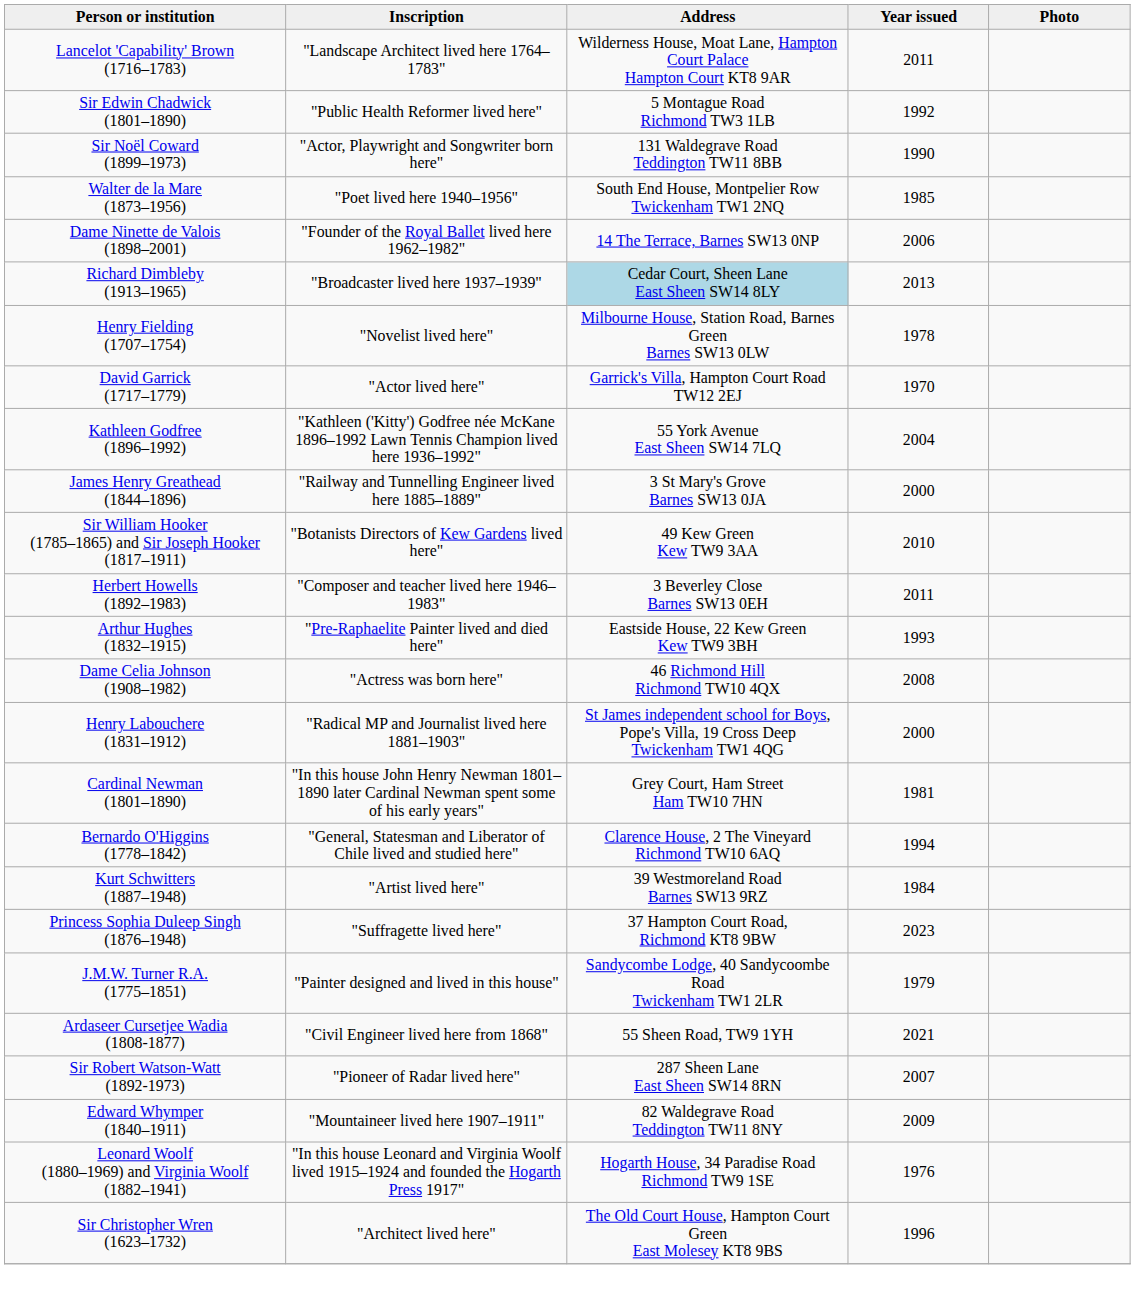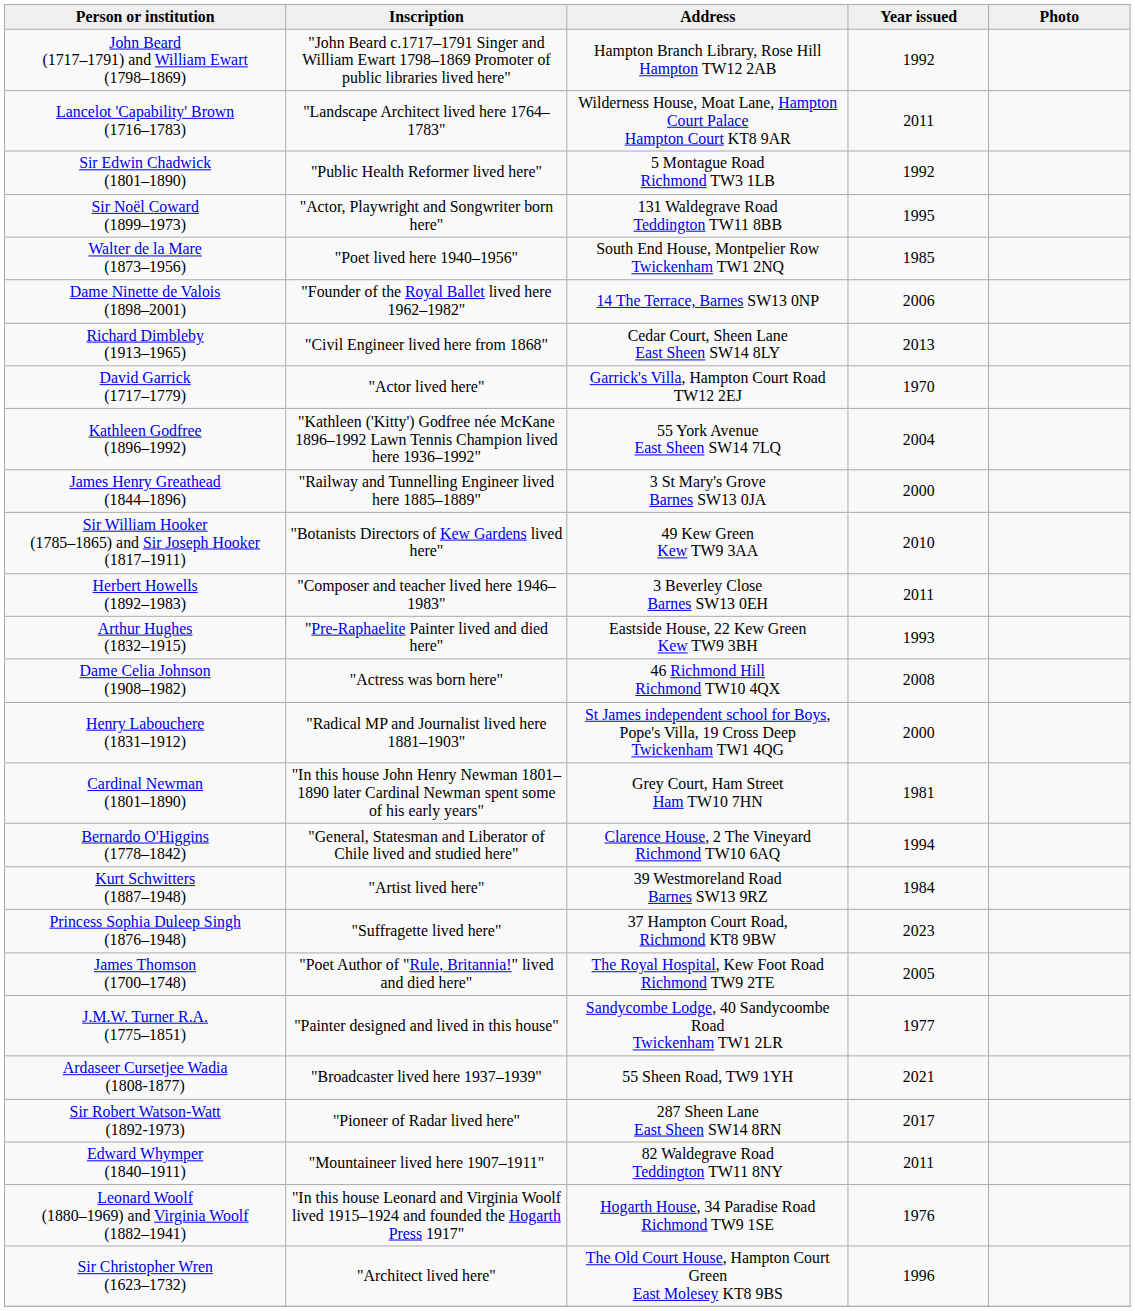+ row: (145, 60)
(919, 154) 1990 -> (919, 215) 1995
(426, 283) "Broadcaster lived here 1937–1939" -> (426, 344) "Civil Engineer lived here from 1868"
(708, 283) lightblue background -> (708, 344) no background
- row: (145, 335)
+ row: (145, 973)
(919, 982) 1979 -> (919, 1025) 1977
(426, 1034) "Civil Engineer lived here from 1868" -> (426, 1077) "Broadcaster lived here 1937–1939"
(919, 1077) 2007 -> (919, 1120) 2017
(919, 1120) 2009 -> (919, 1163) 2011
